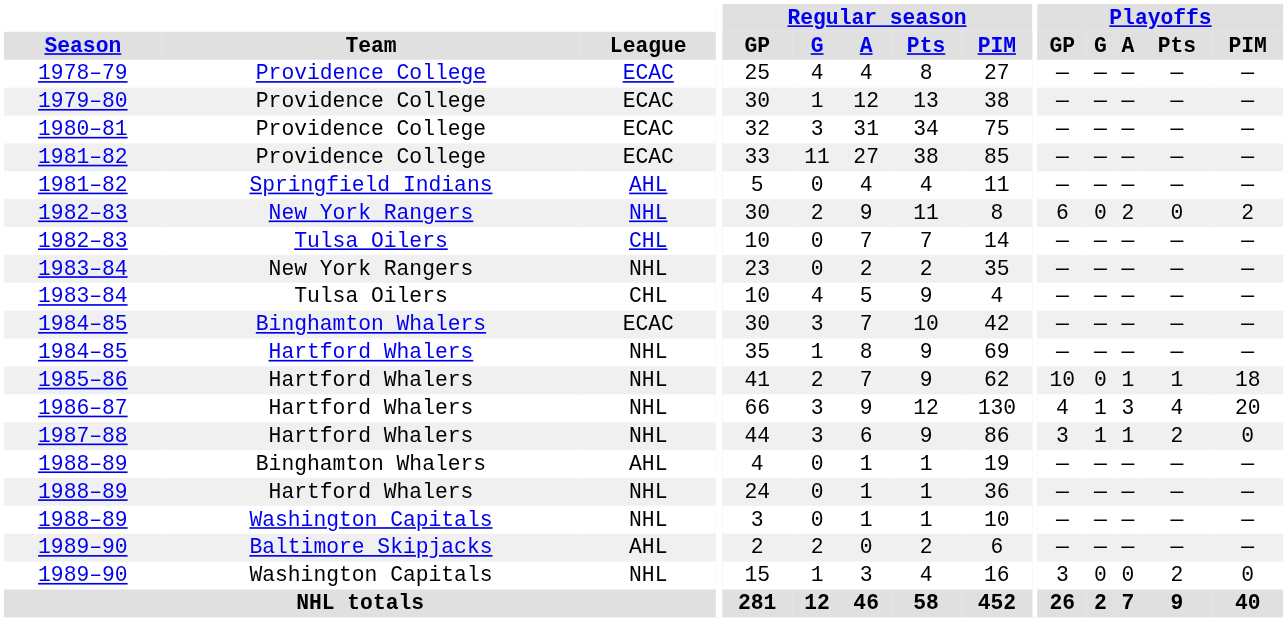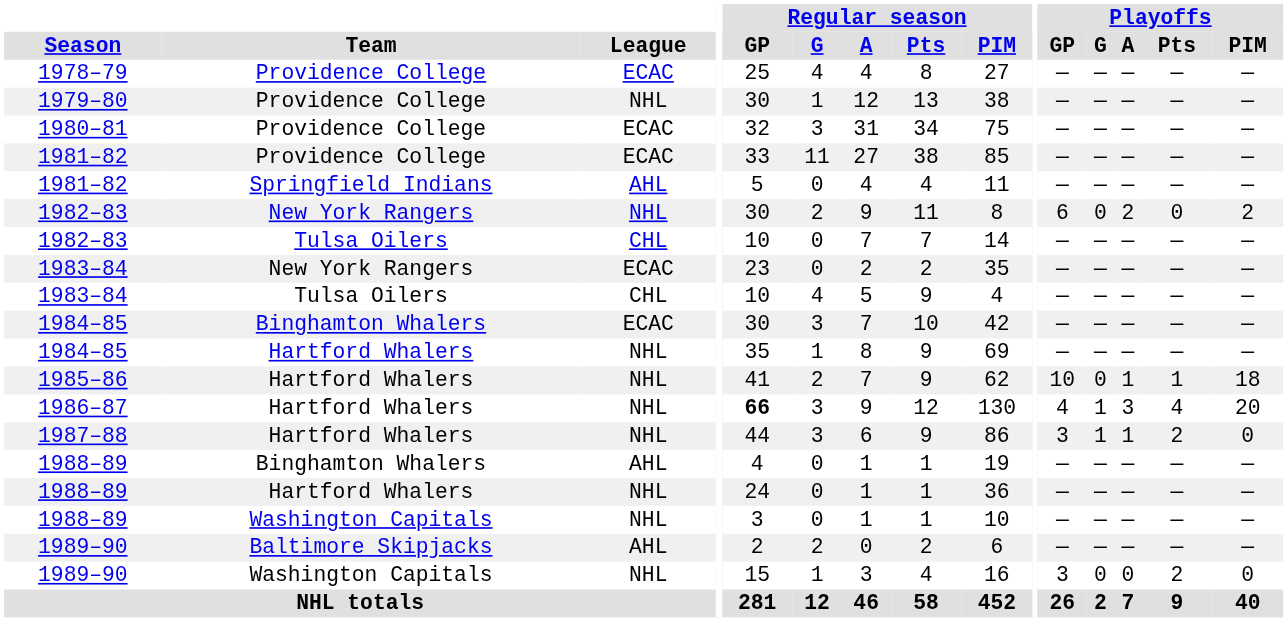(648, 102) ECAC -> (648, 102) NHL
(648, 269) NHL -> (648, 269) ECAC
(757, 408) normal -> (757, 408) bold
